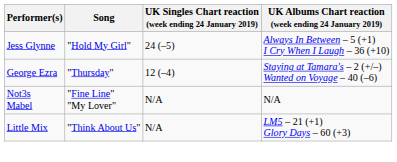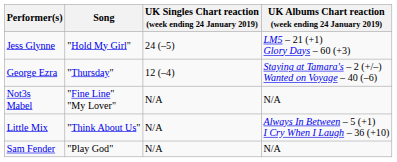(326, 45) Always In Between – 5 (+1) I Cry When I Laugh – 36 (+10) -> (307, 45) LM5 – 21 (+1) Glory Days – 60 (+3)
(307, 127) LM5 – 21 (+1) Glory Days – 60 (+3) -> (326, 127) Always In Between – 5 (+1) I Cry When I Laugh – 36 (+10)
+ row: (31, 149)
